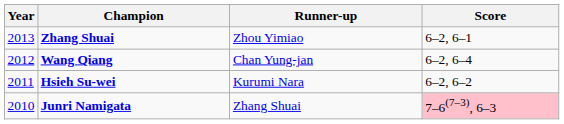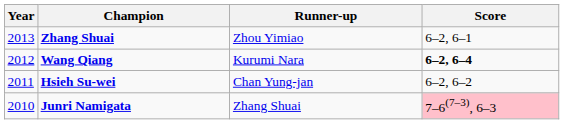(273, 60) Chan Yung-jan -> (268, 60) Kurumi Nara
(449, 60) normal -> (449, 60) bold
(268, 82) Kurumi Nara -> (273, 82) Chan Yung-jan
